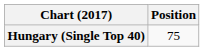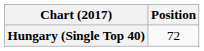(174, 35) 75 -> (174, 35) 72
